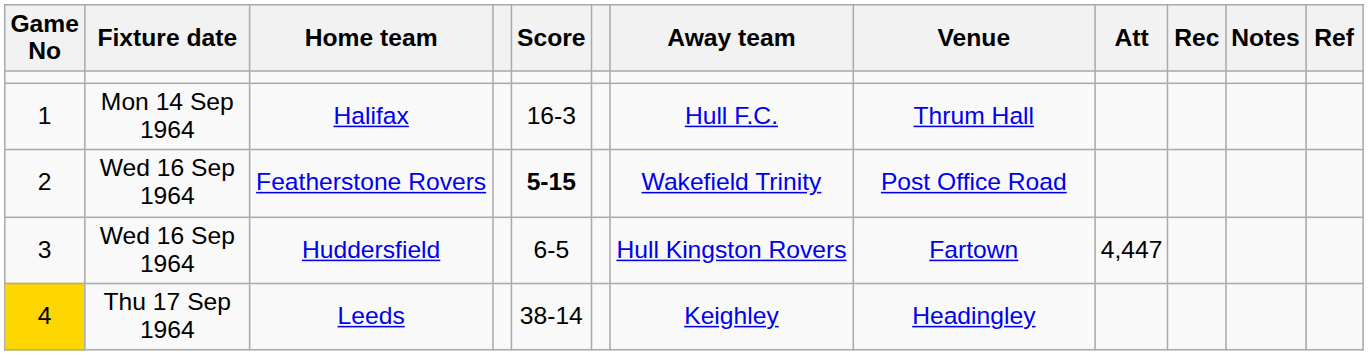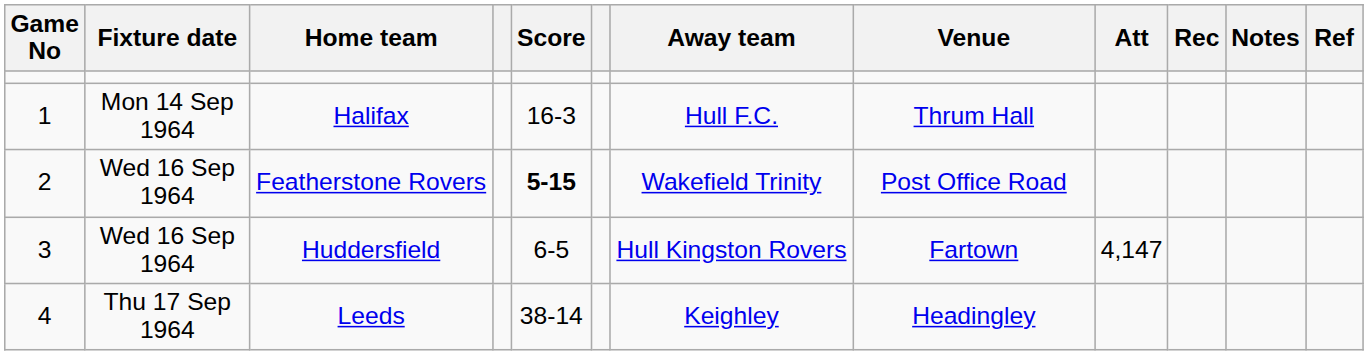(1132, 249) 4,447 -> (1132, 249) 4,147
(45, 316) gold background -> (45, 316) no background
